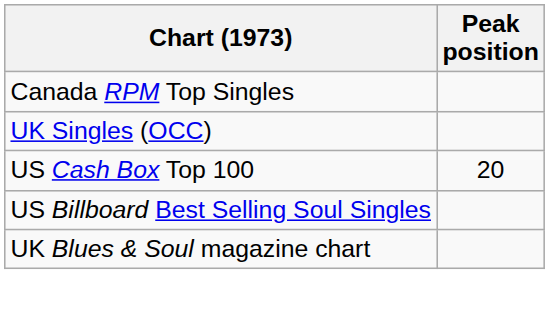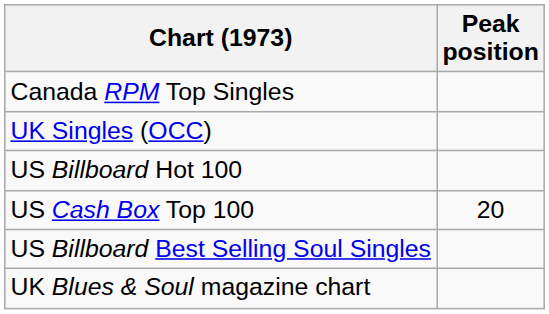+ row: (126, 170)
